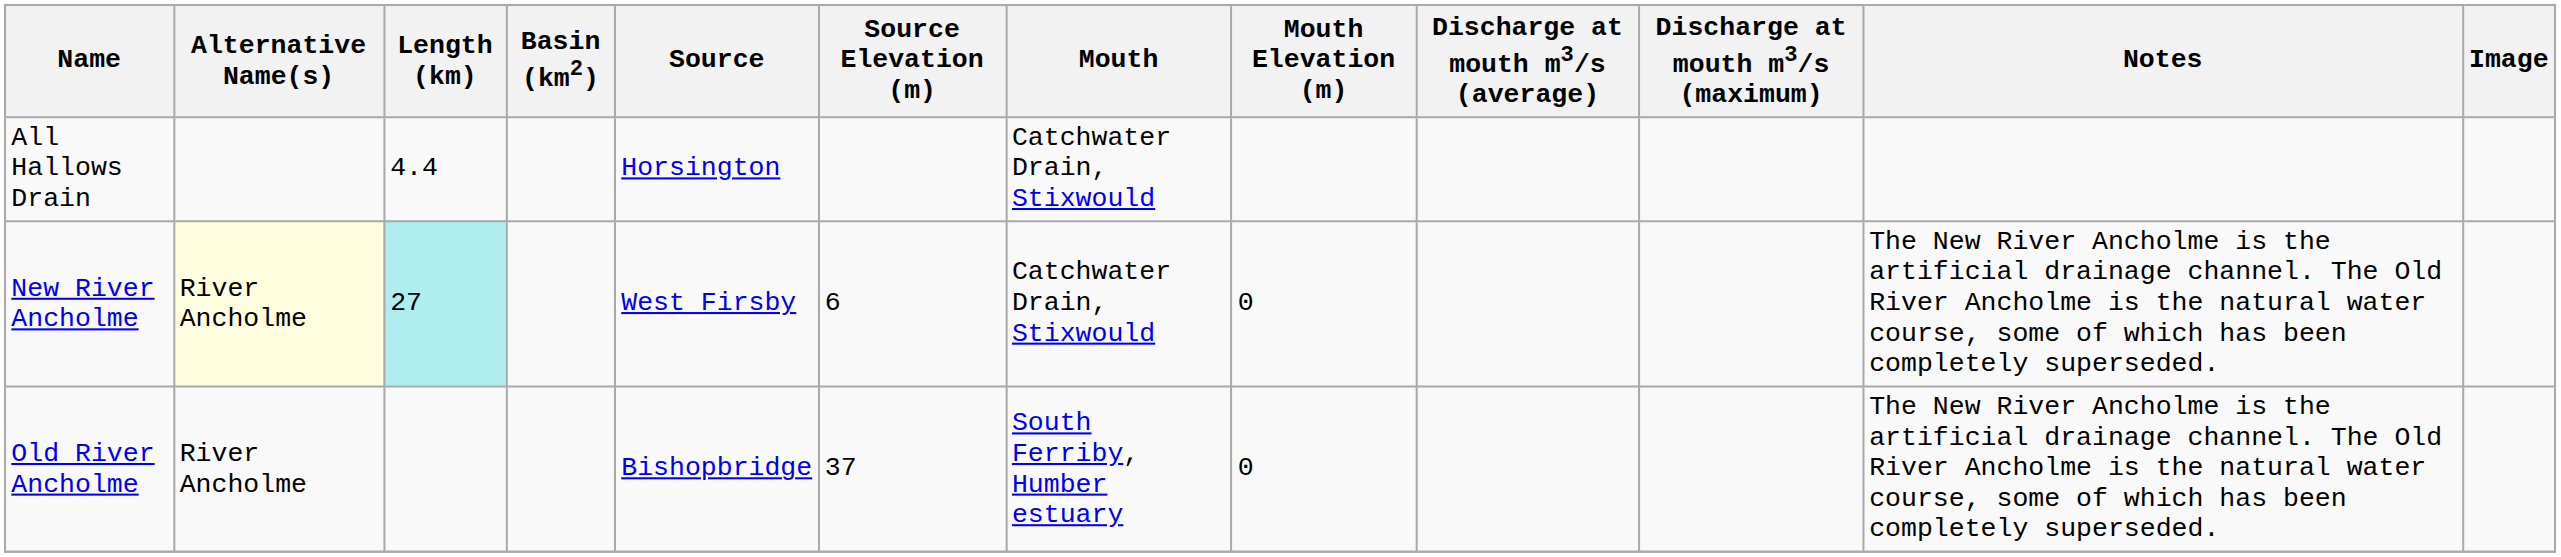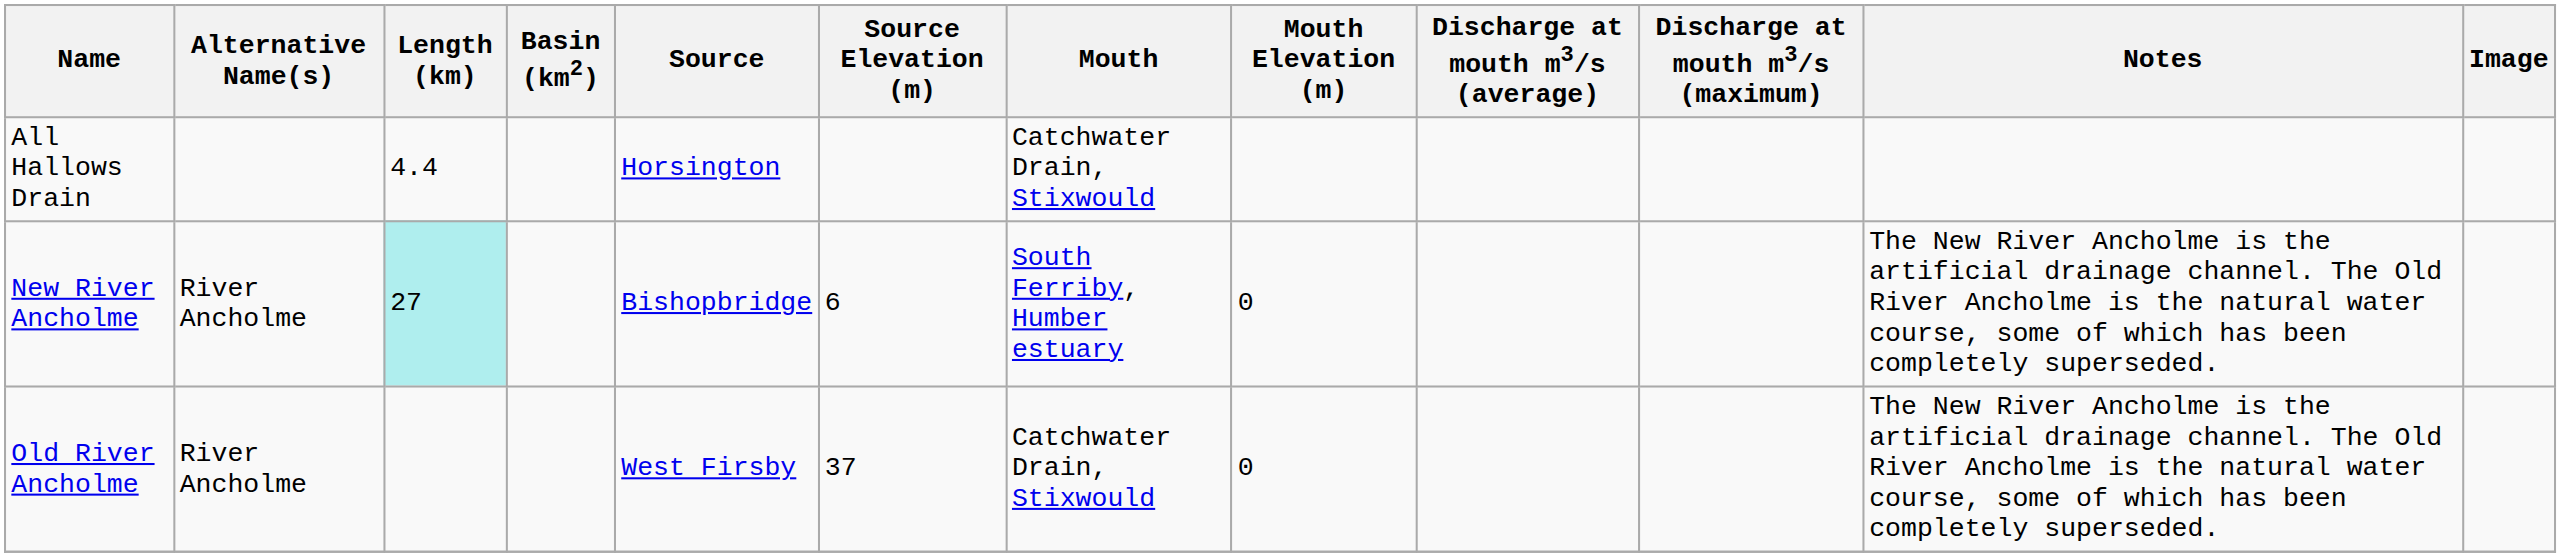(243, 303) lightyellow background -> (243, 303) no background
(709, 303) West Firsby -> (717, 303) Bishopbridge
(1092, 303) Catchwater Drain, Stixwould -> (1076, 303) South Ferriby, Humber estuary
(717, 469) Bishopbridge -> (709, 469) West Firsby
(1076, 469) South Ferriby, Humber estuary -> (1092, 469) Catchwater Drain, Stixwould
